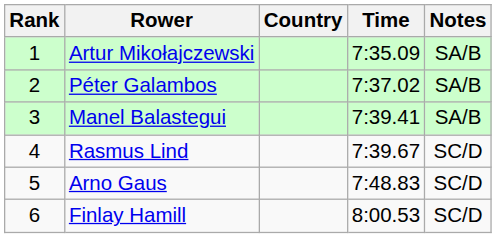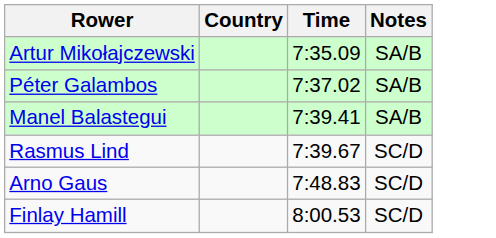- column: (34, 20)
